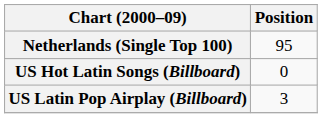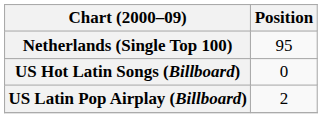(284, 98) 3 -> (284, 98) 2
